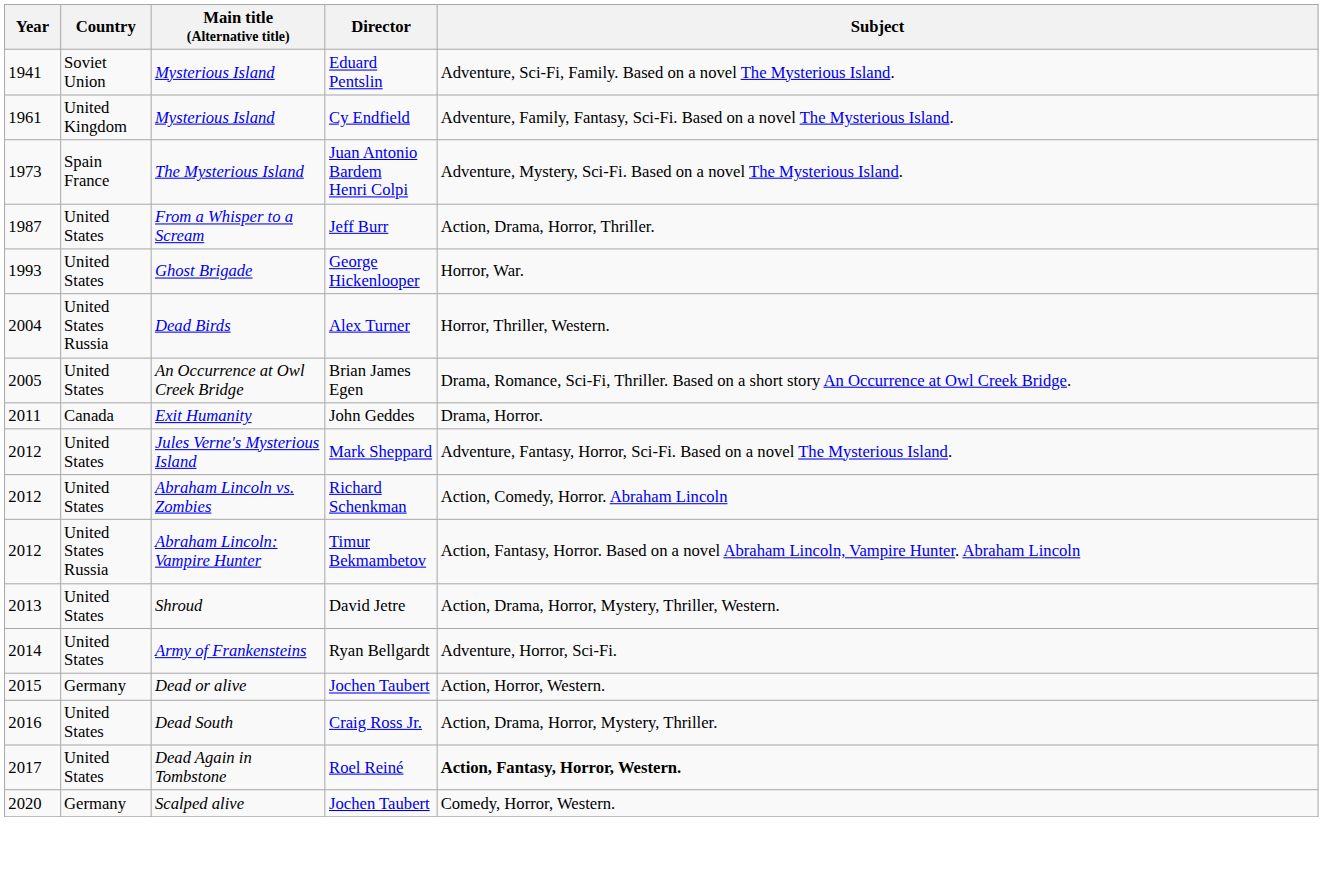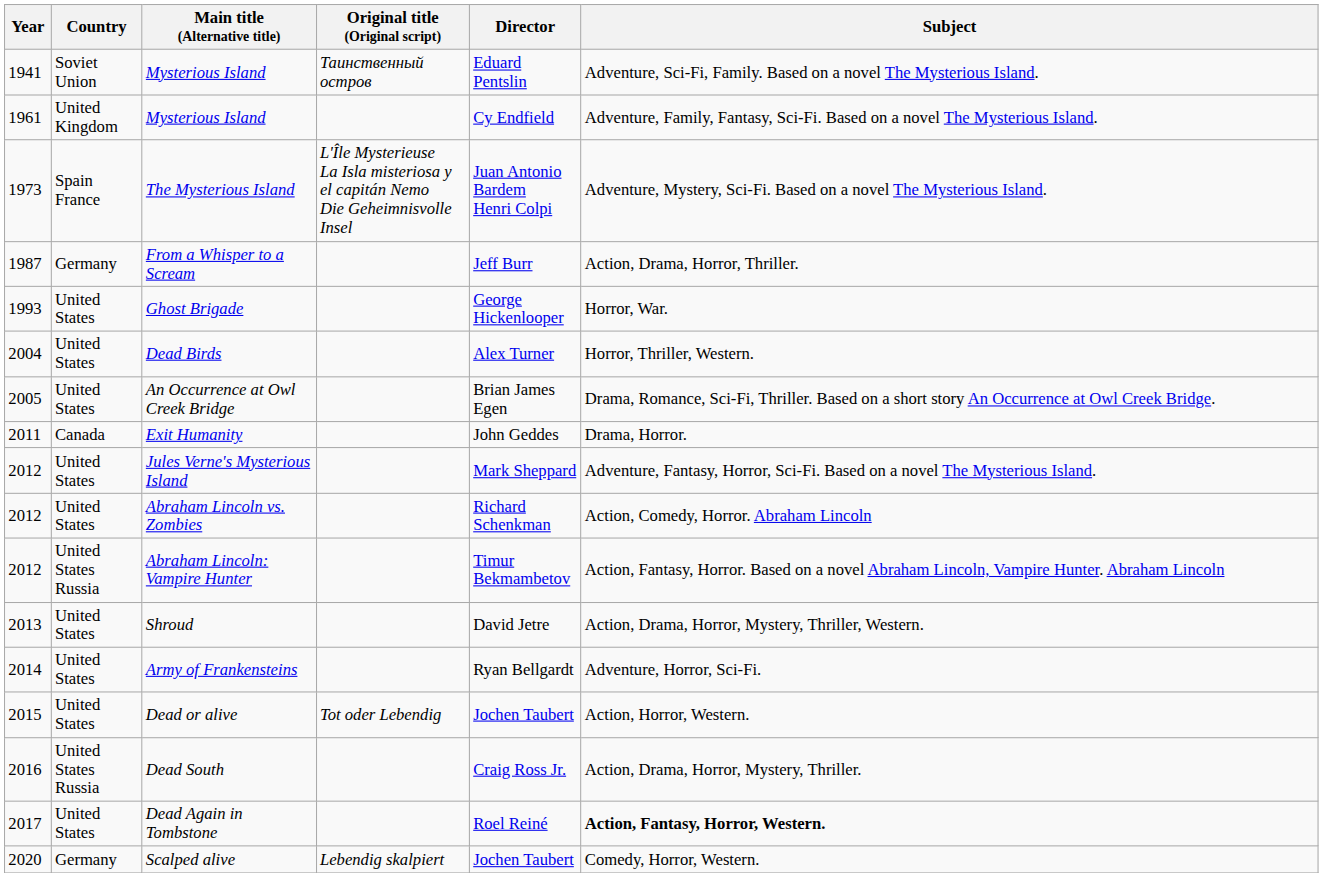+ column: (393, 27)
(87, 226) United States -> (86, 263) Germany
(87, 325) United States Russia -> (78, 353) United States
(95, 686) Germany -> (78, 714) United States
(87, 722) United States -> (78, 769) United States Russia
